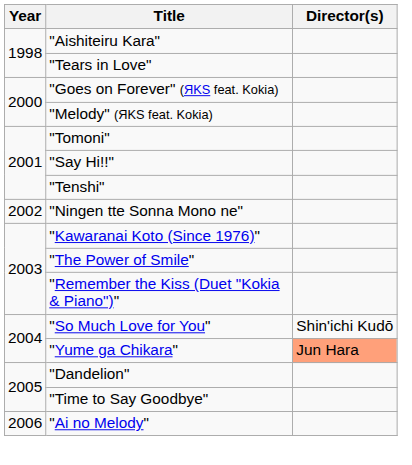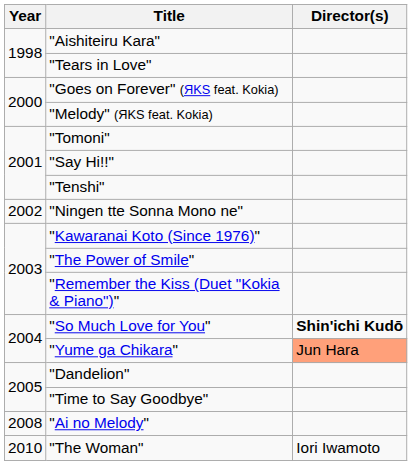(345, 326) normal -> (350, 326) bold
(25, 423) 2006 -> (25, 423) 2008
+ row: (96, 448)
